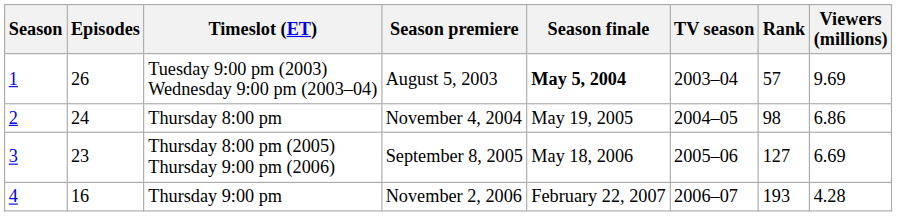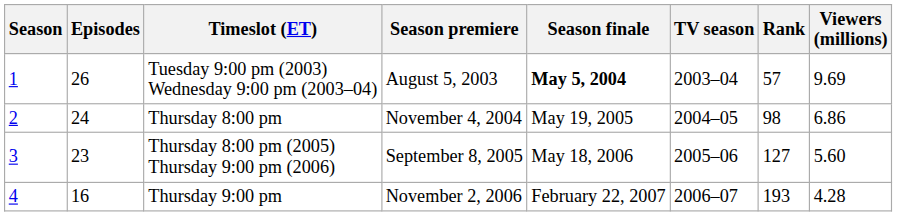(830, 157) 6.69 -> (830, 157) 5.60
